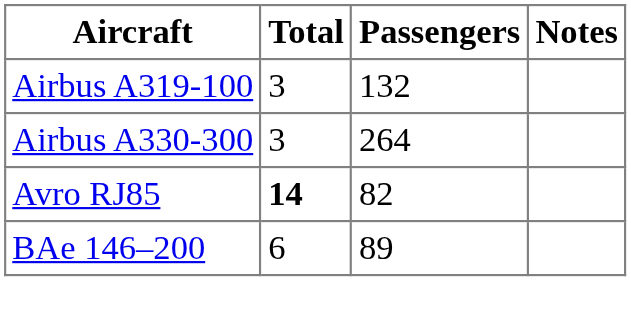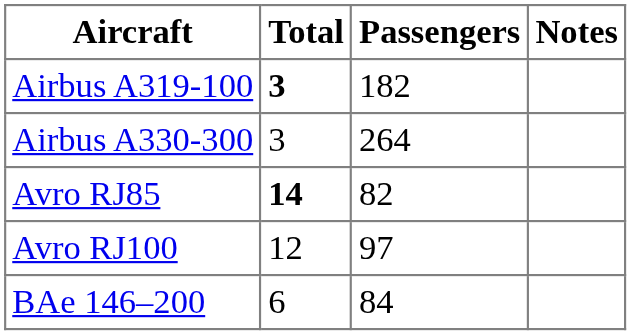(277, 85) normal -> (277, 85) bold
(385, 85) 132 -> (385, 85) 182
+ row: (95, 247)
(376, 247) 89 -> (376, 301) 84
